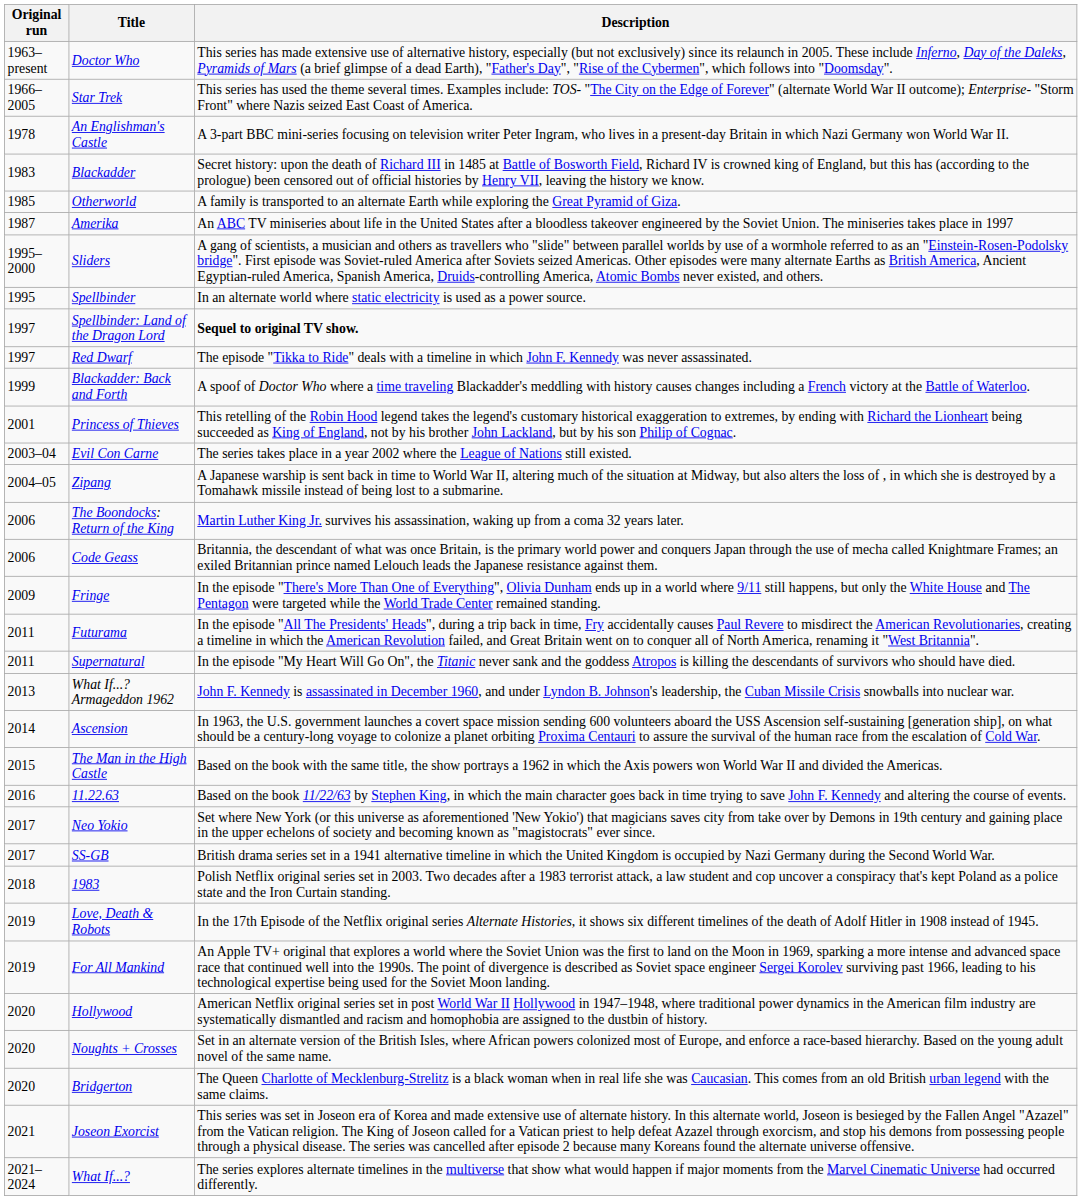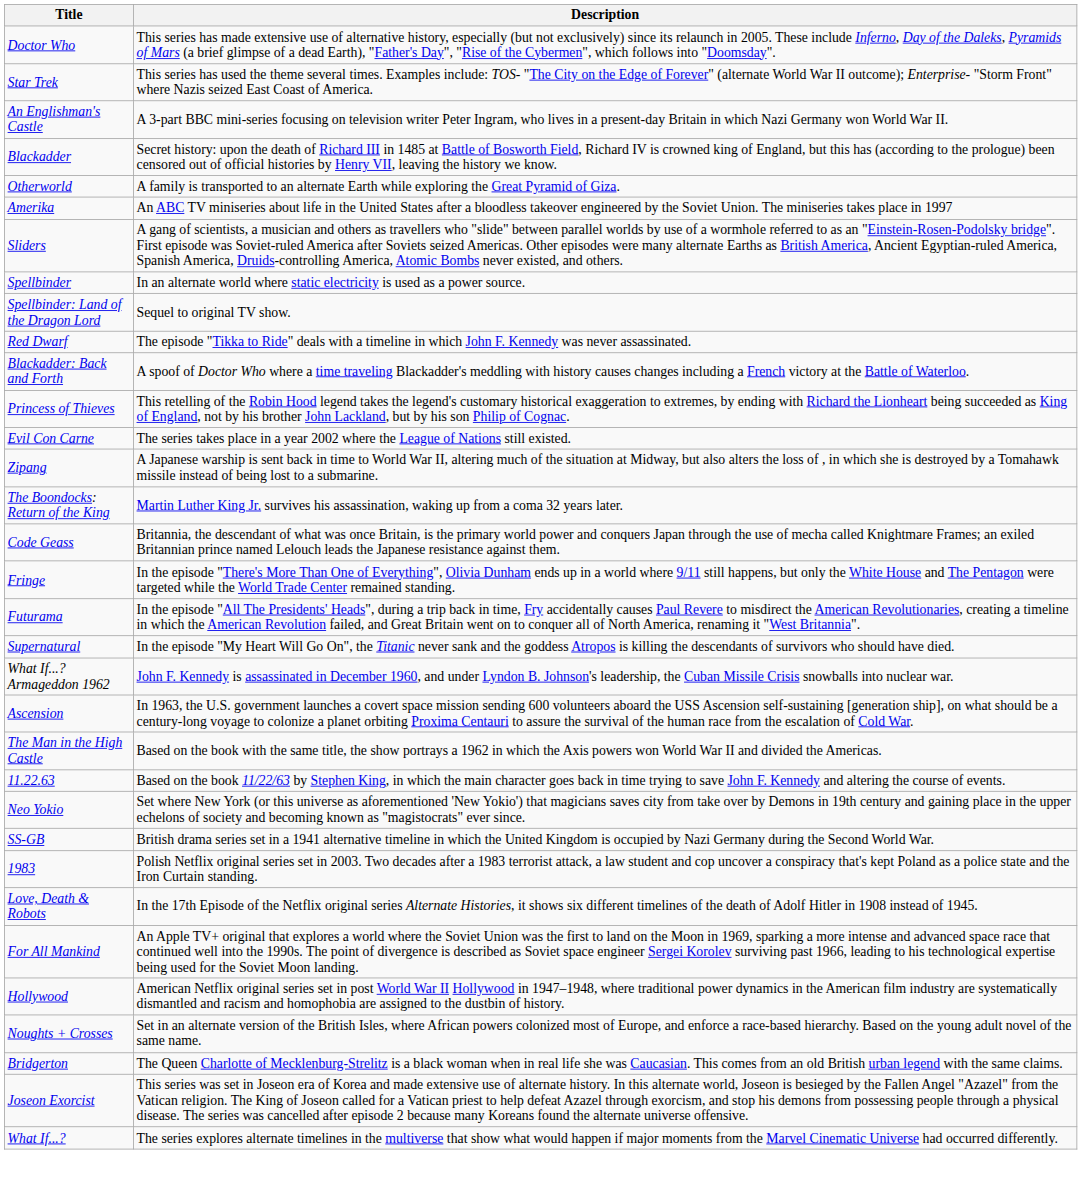- column: (37, 23)
(278, 327) bold -> (214, 312) normal
